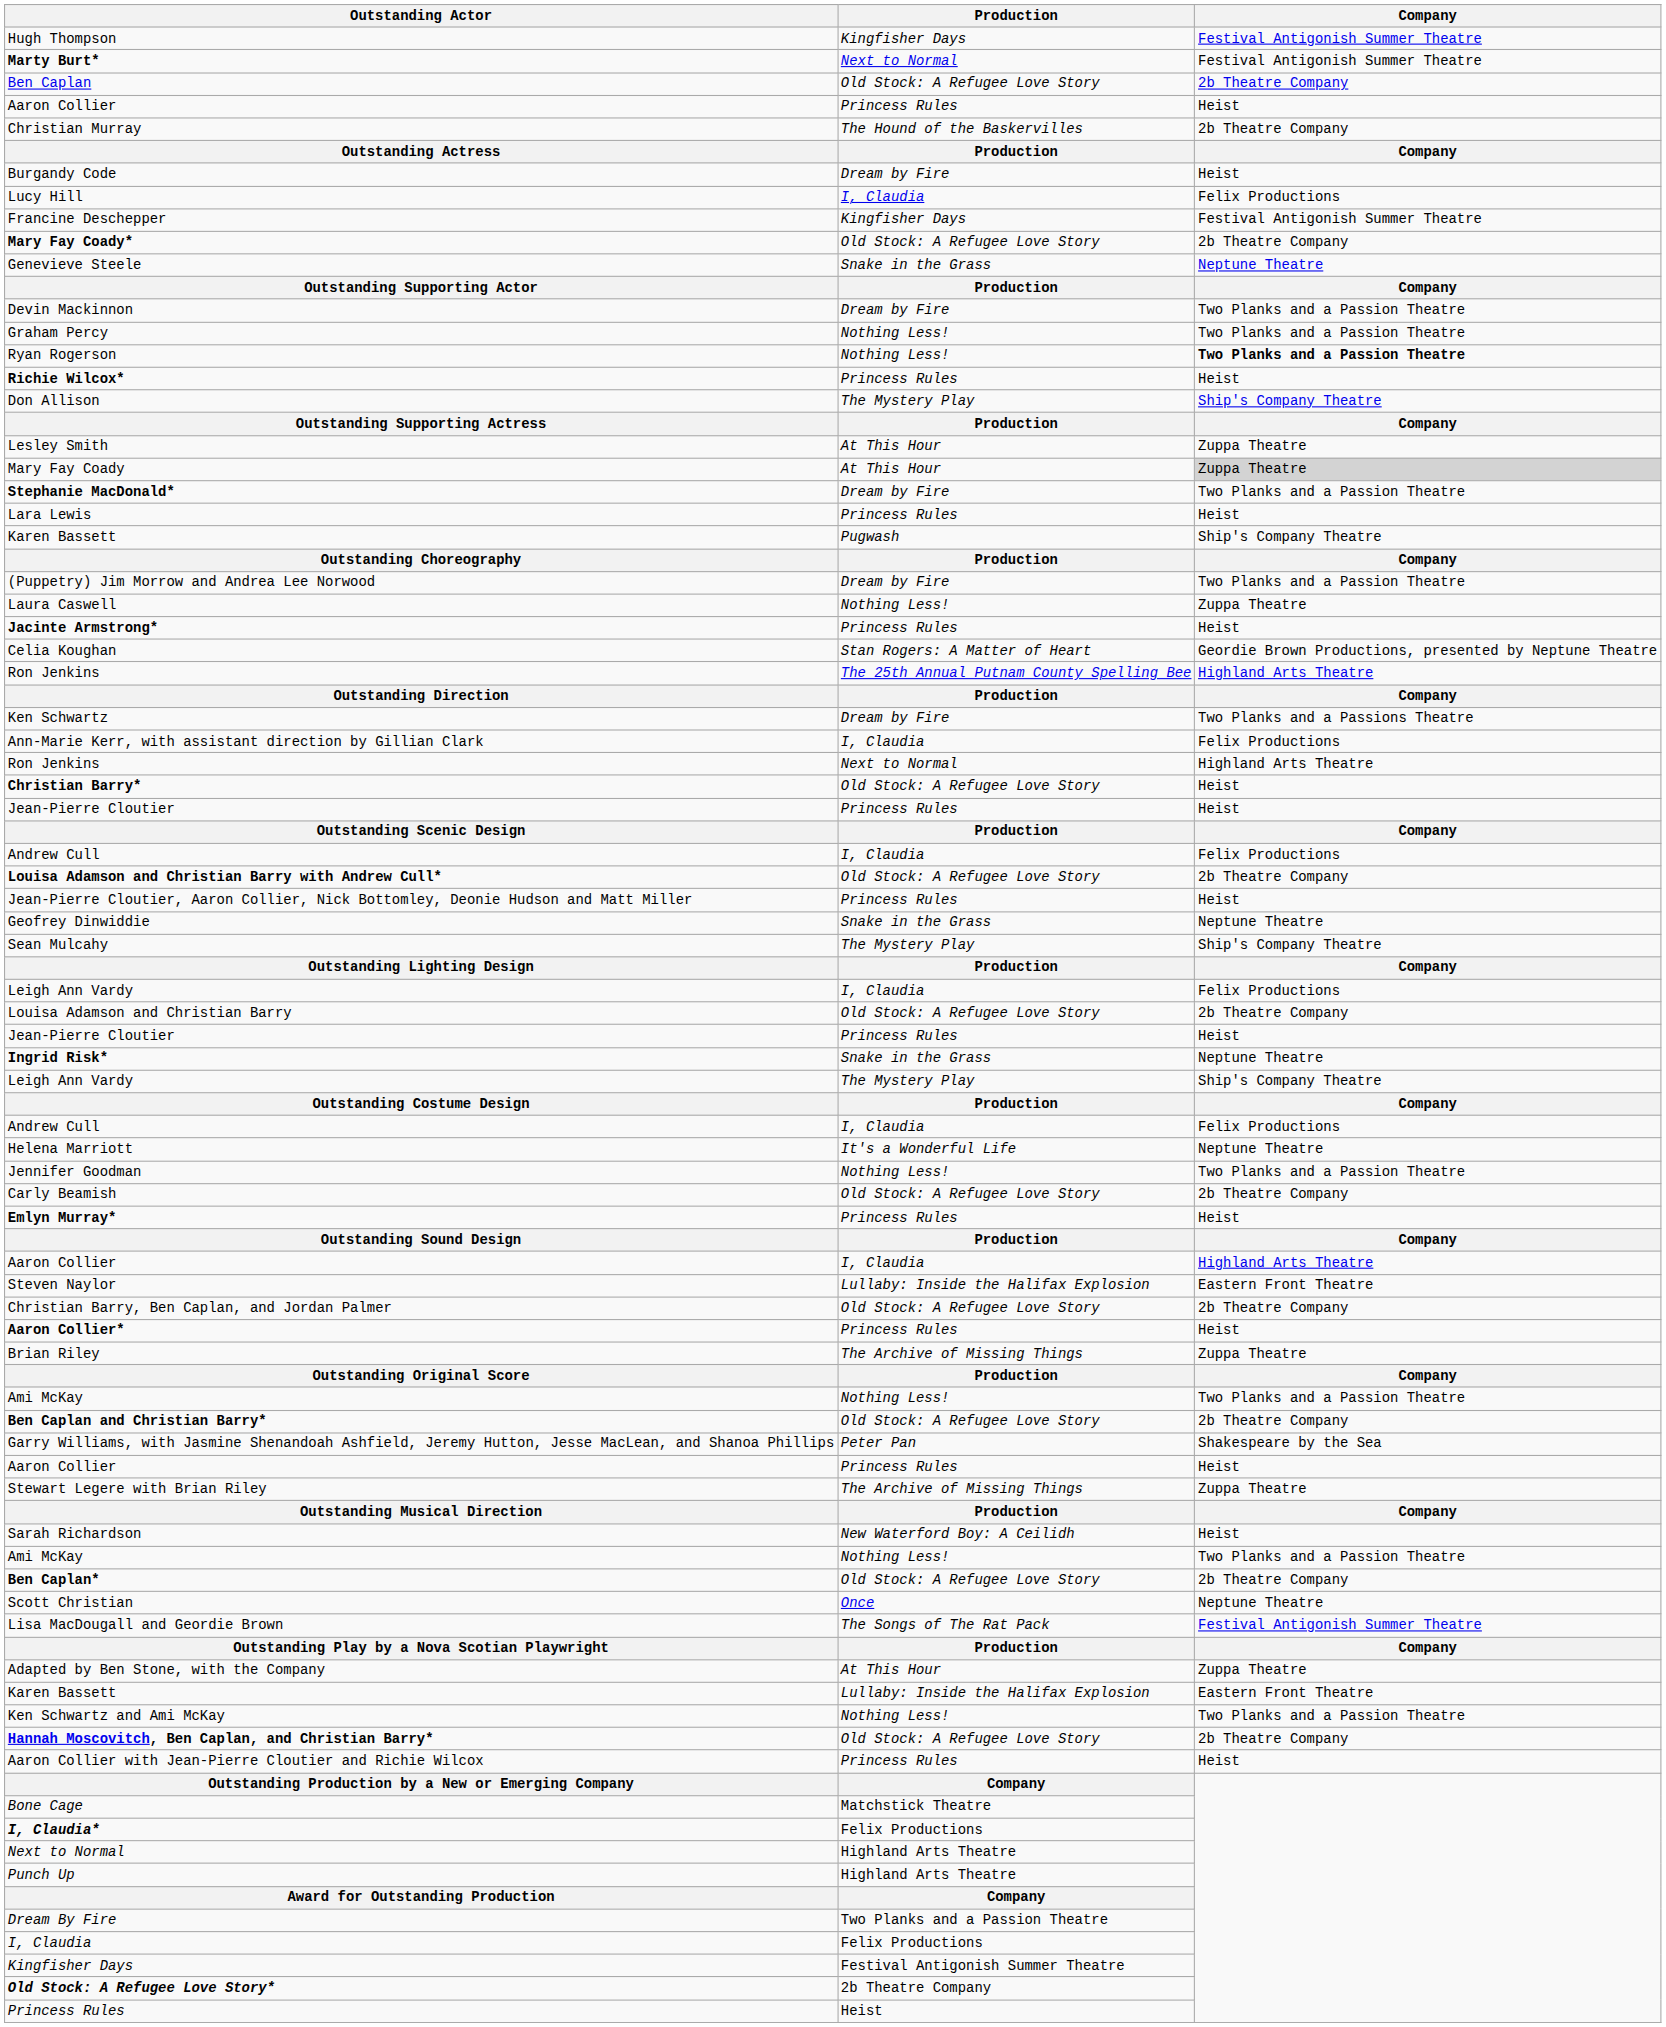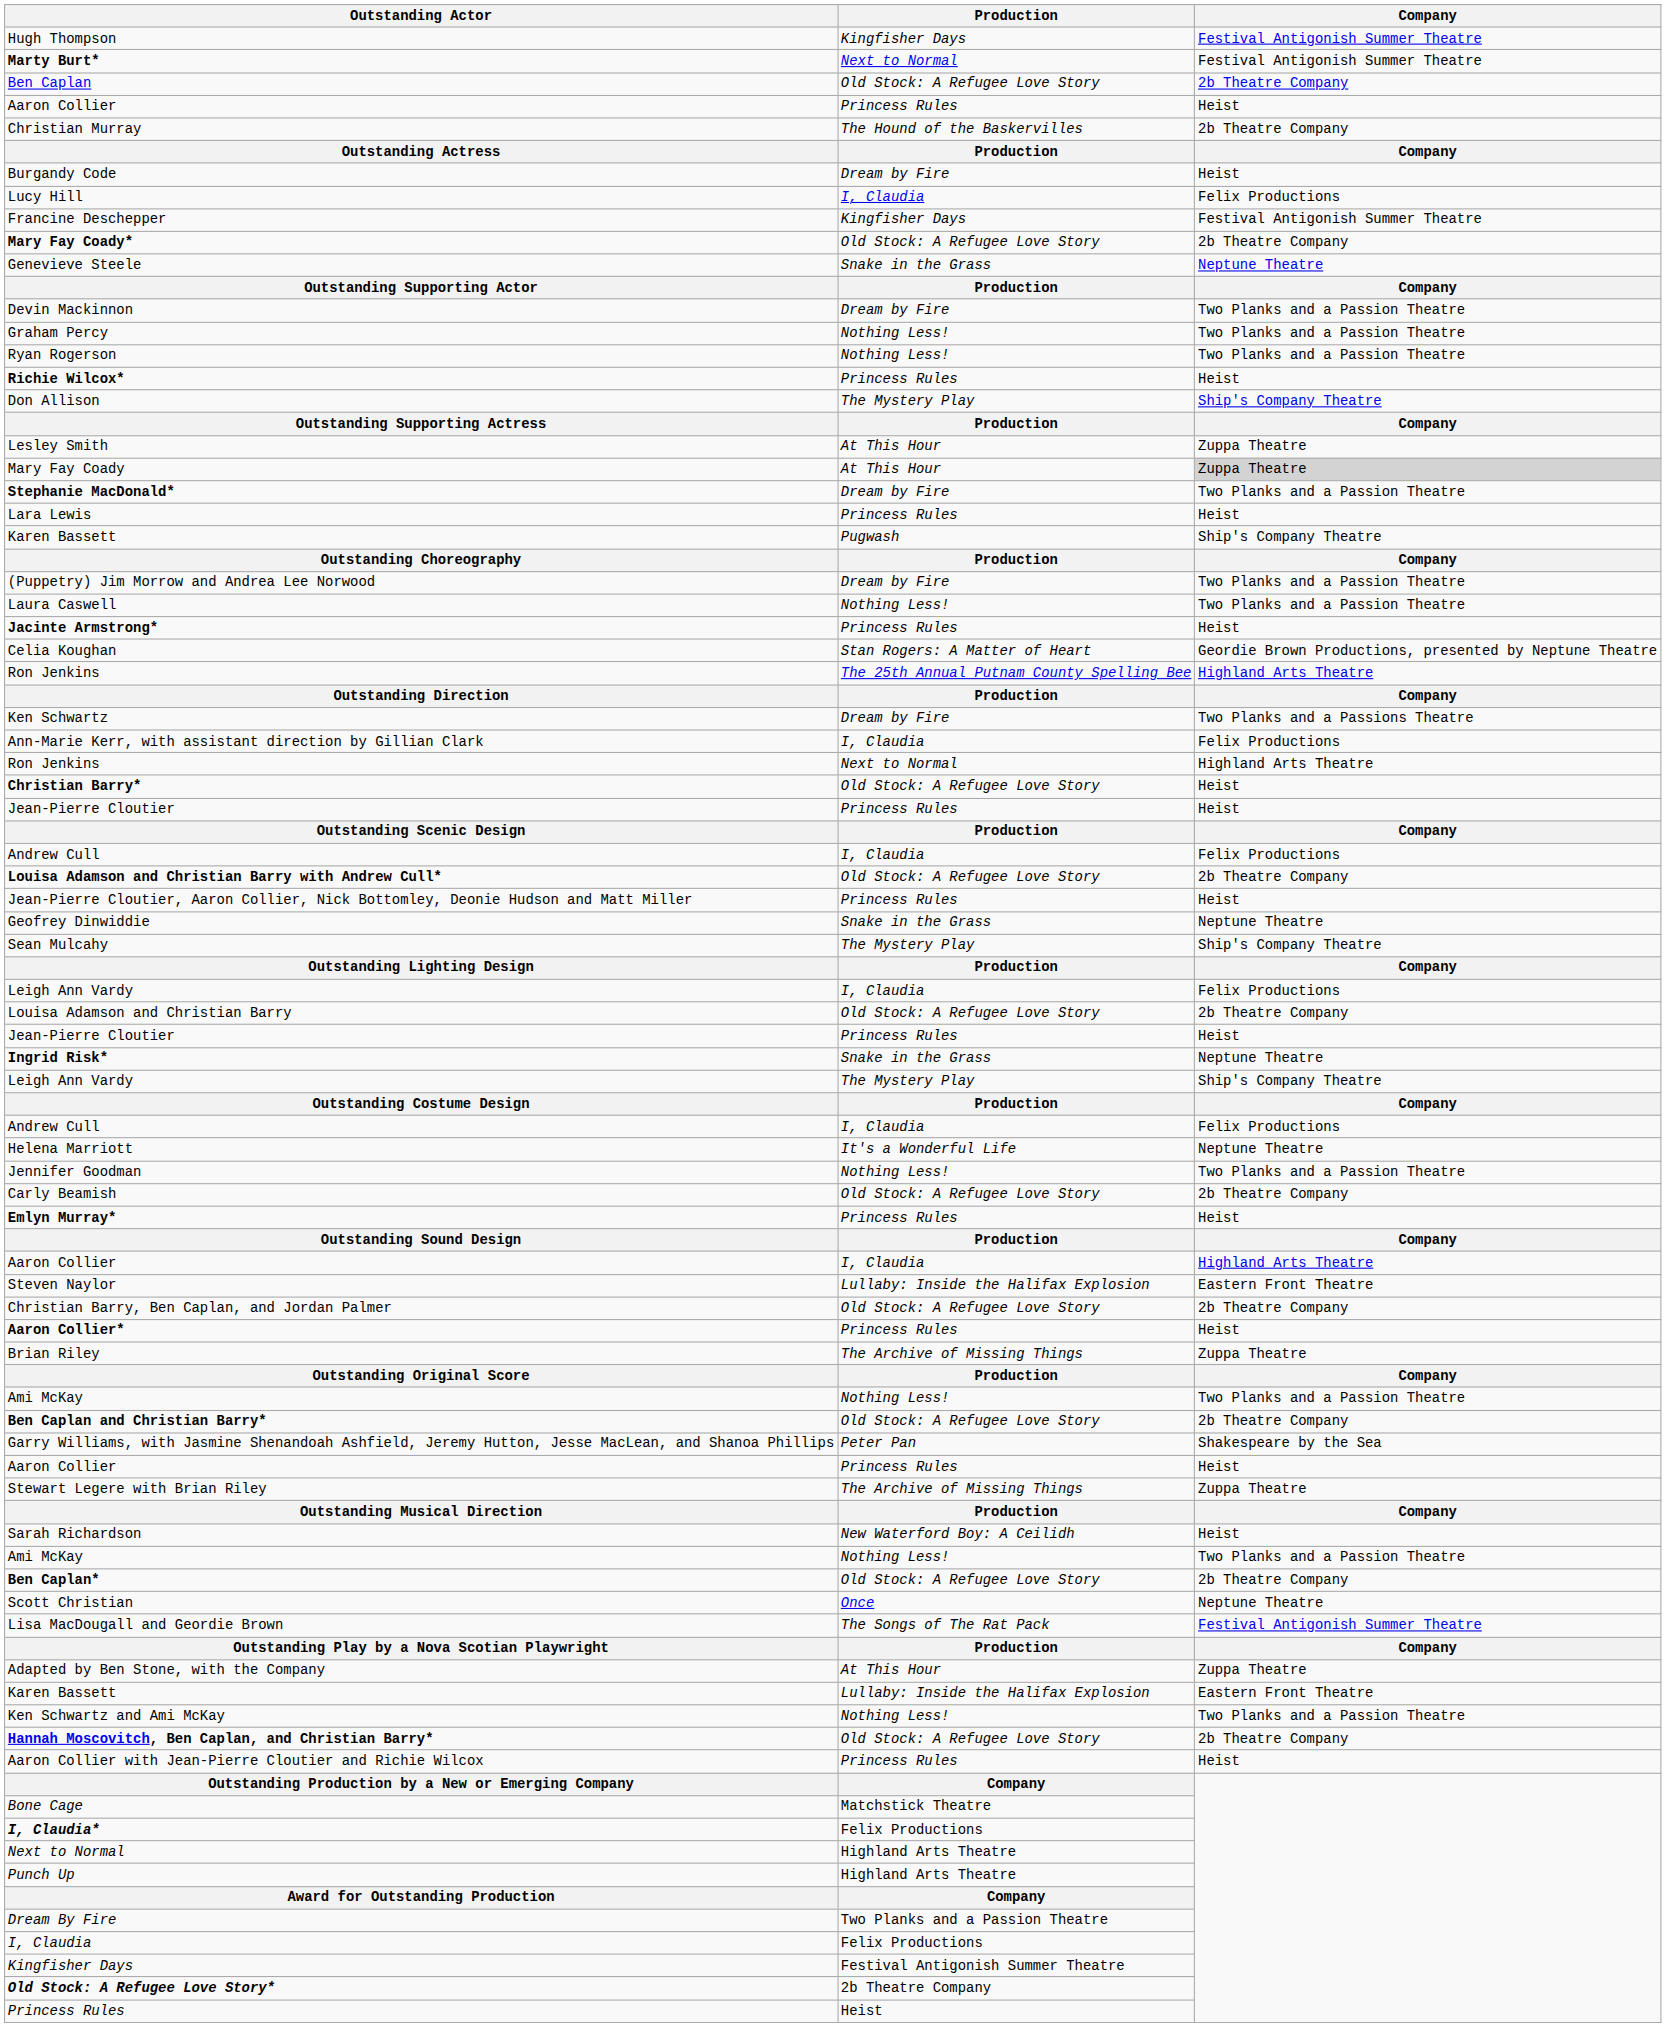(1332, 356) bold -> (1332, 356) normal
(1252, 605) Zuppa Theatre -> (1332, 605) Two Planks and a Passion Theatre
